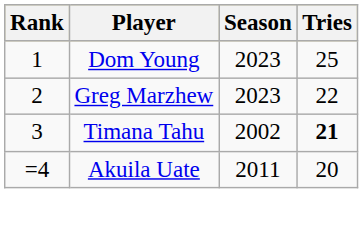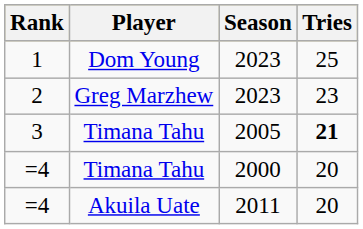(327, 95) 22 -> (327, 95) 23
(258, 132) 2002 -> (258, 132) 2005
+ row: (37, 168)
